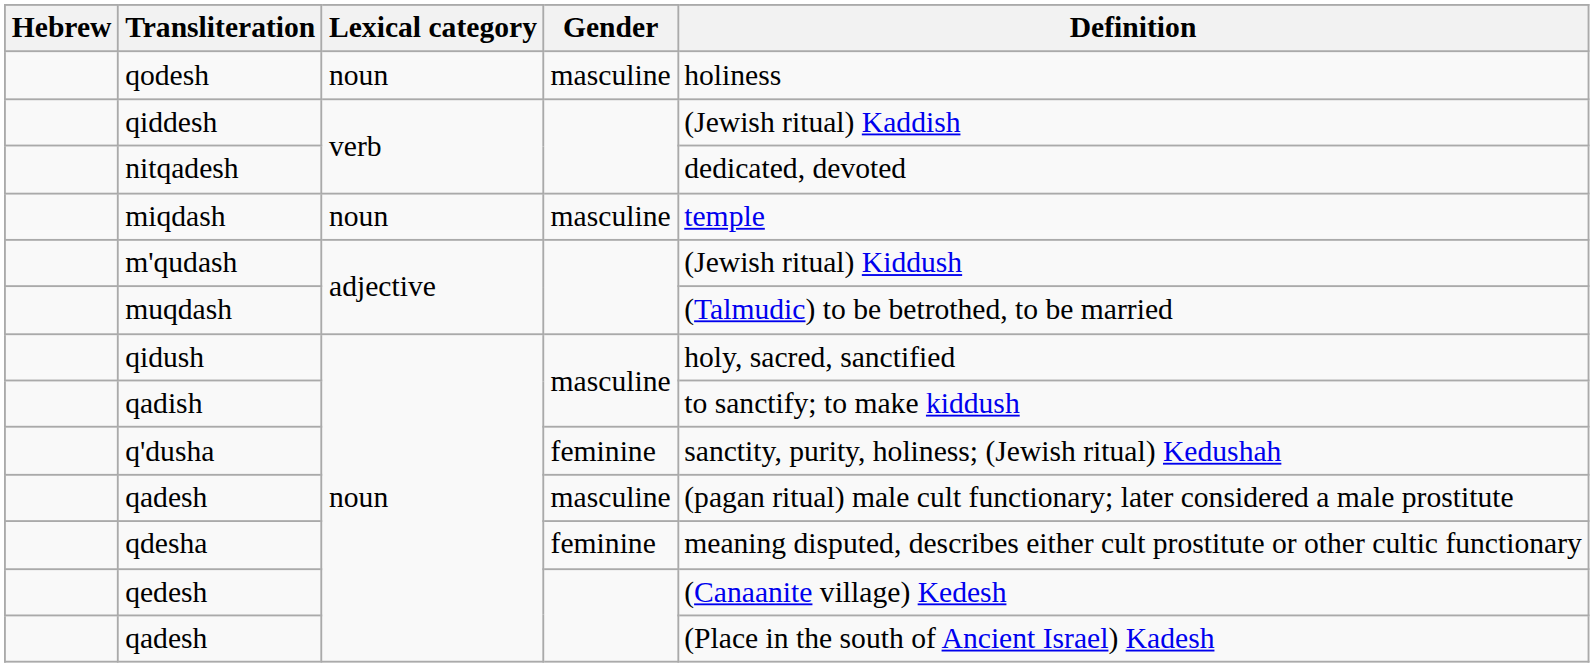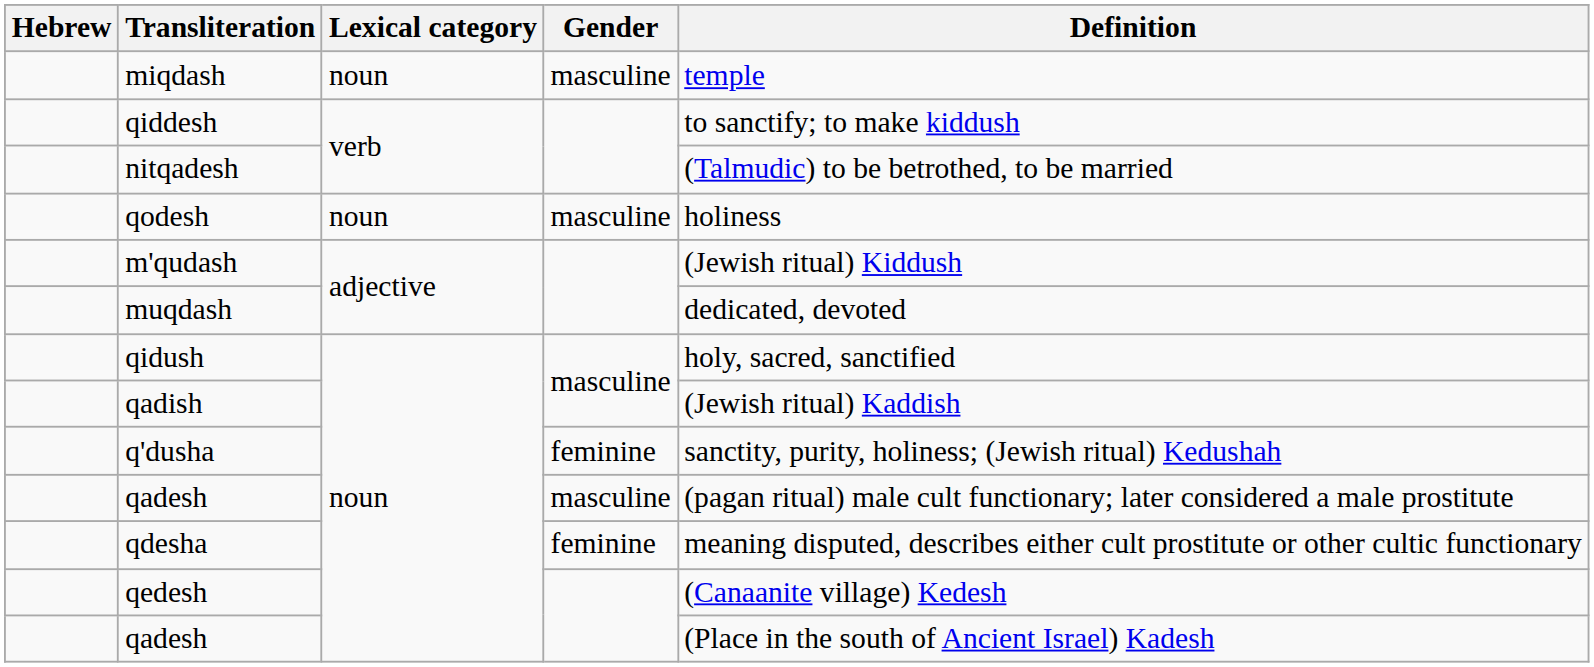rows swapped: (167, 74) <-> (175, 215)
(822, 121) (Jewish ritual) Kaddish -> (852, 121) to sanctify; to make kiddush
(795, 168) dedicated, devoted -> (929, 168) (Talmudic) to be betrothed, to be married
(929, 309) (Talmudic) to be betrothed, to be married -> (795, 309) dedicated, devoted
(852, 403) to sanctify; to make kiddush -> (822, 403) (Jewish ritual) Kaddish
